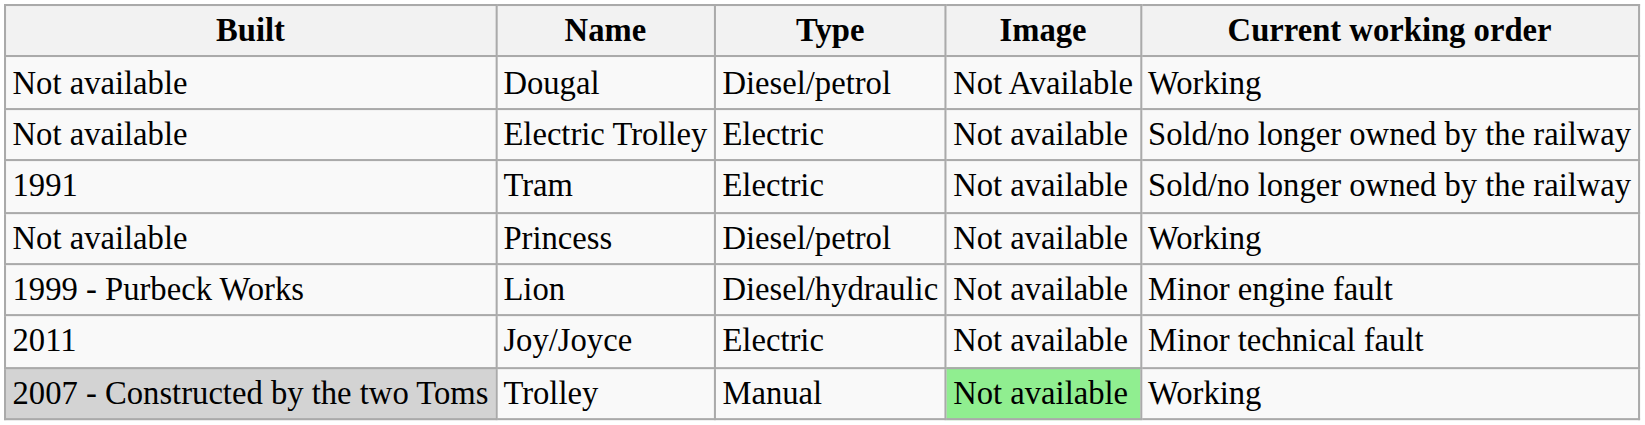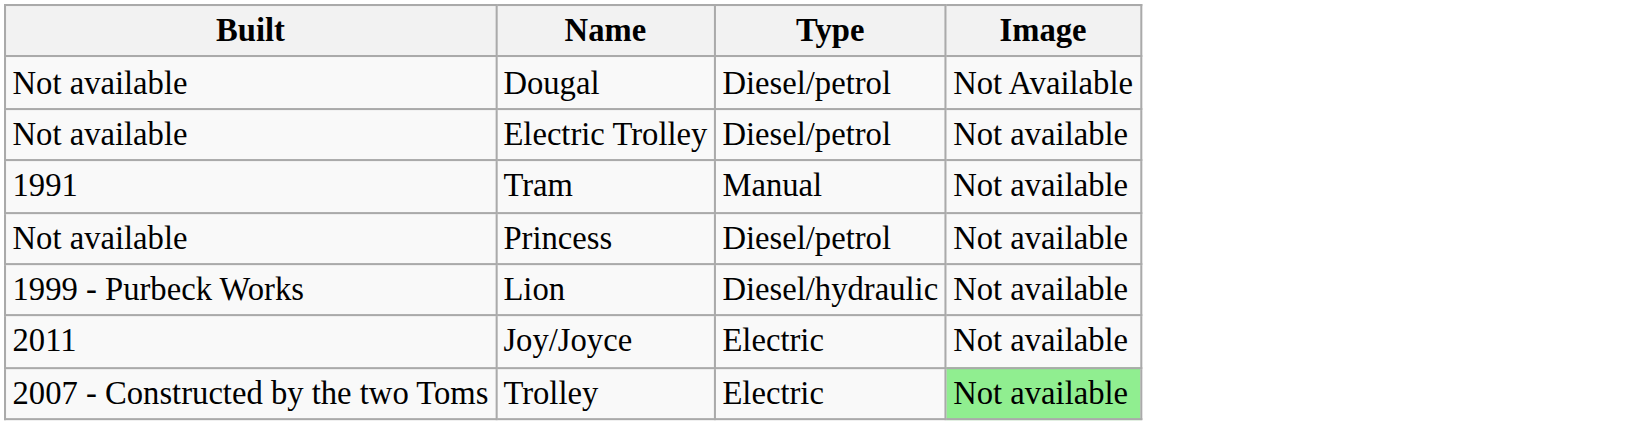- column: (1390, 30)
(773, 133) Electric -> (807, 133) Diesel/petrol
(773, 185) Electric -> (772, 185) Manual
(250, 392) lightgrey background -> (250, 392) no background
(772, 392) Manual -> (773, 392) Electric
